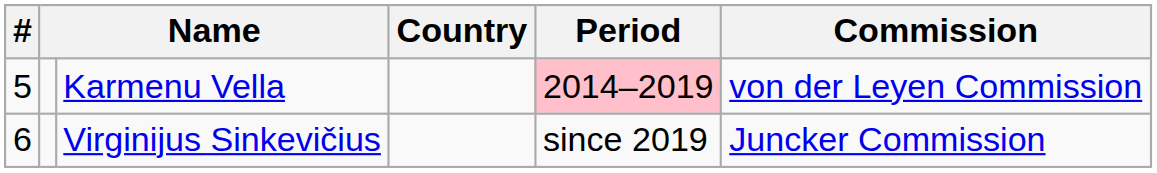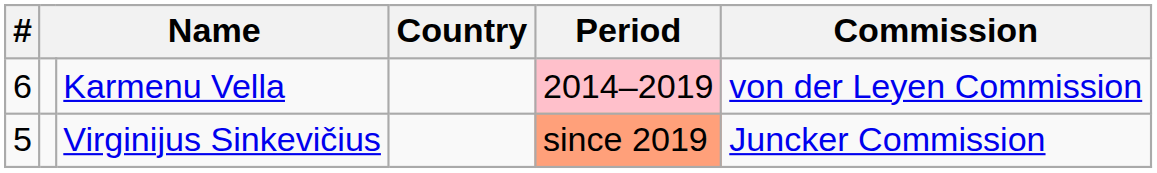(22, 85) 5 -> (22, 85) 6
(22, 139) 6 -> (22, 139) 5
(625, 139) no background -> (625, 139) lightsalmon background
